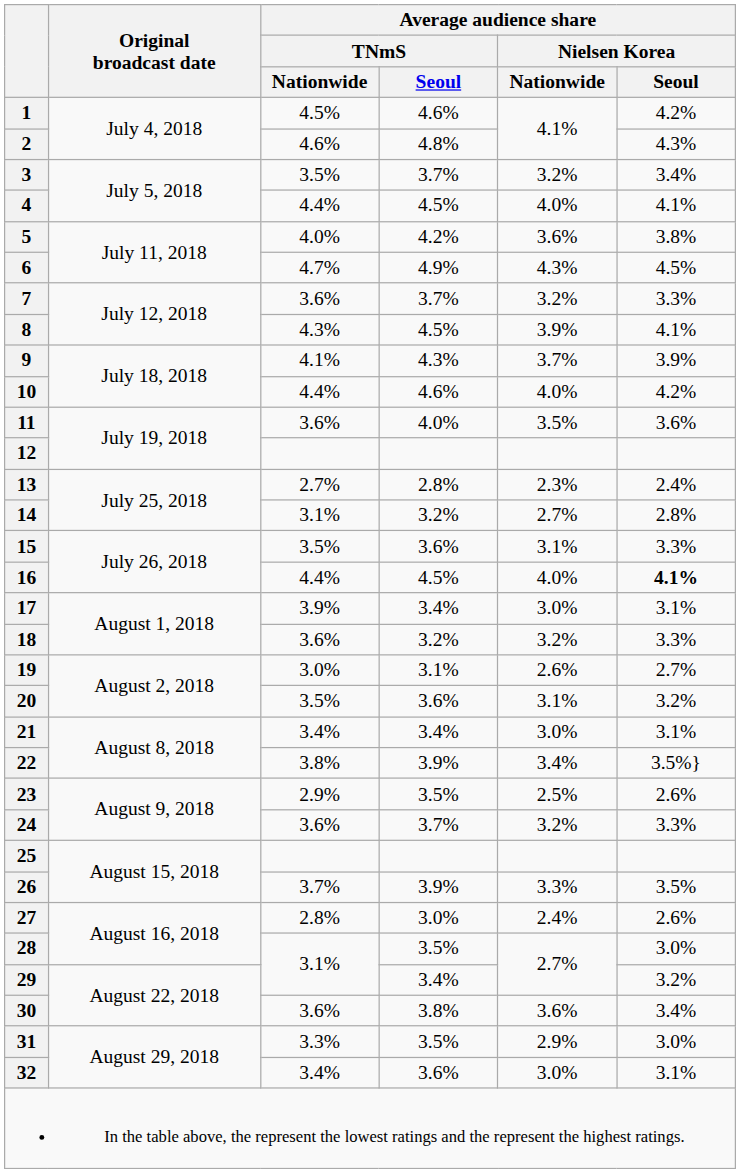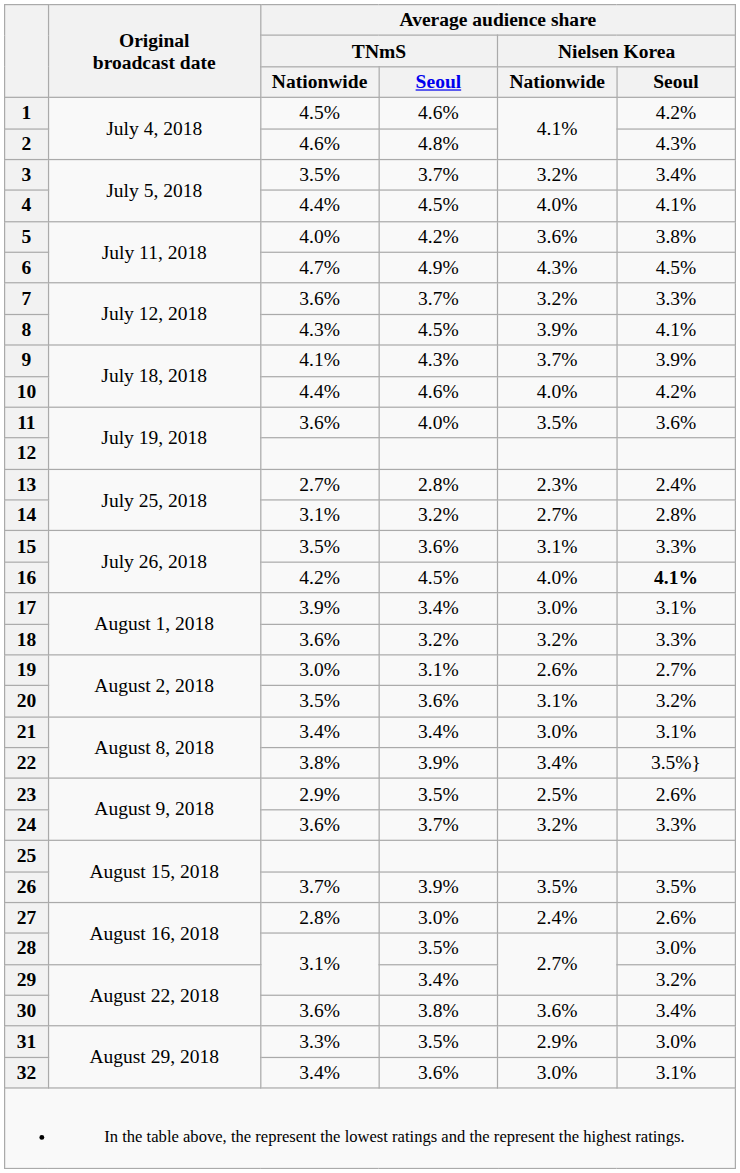(320, 577) 4.4% -> (320, 577) 4.2%
(557, 886) 3.3% -> (557, 886) 3.5%
